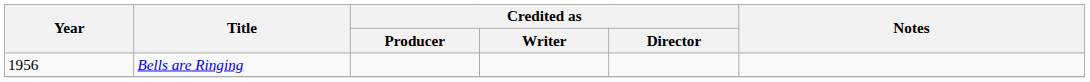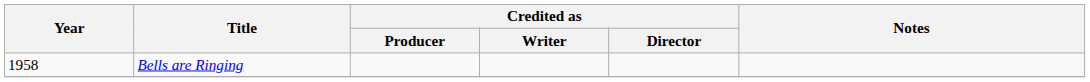(23, 64) 1956 -> (23, 64) 1958
